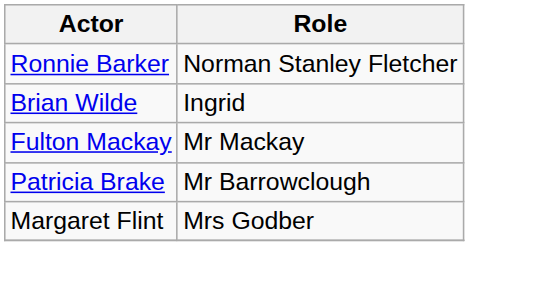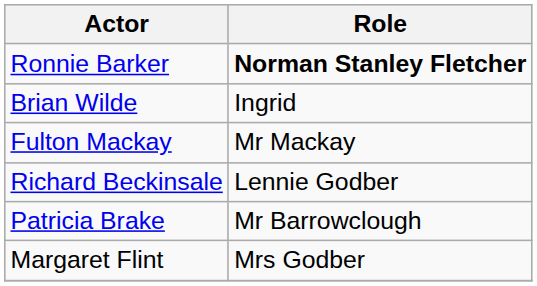(320, 63) normal -> (380, 63) bold
+ row: (117, 181)
